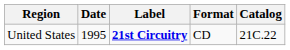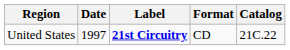(94, 34) 1995 -> (94, 34) 1997
